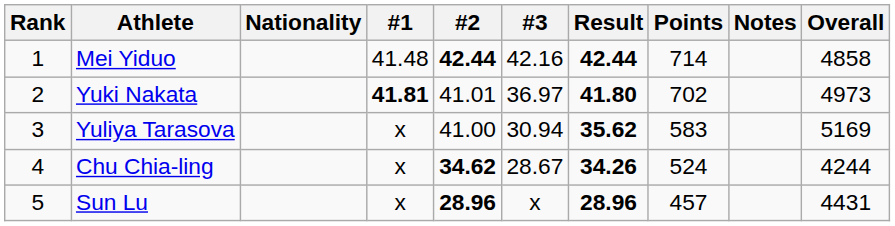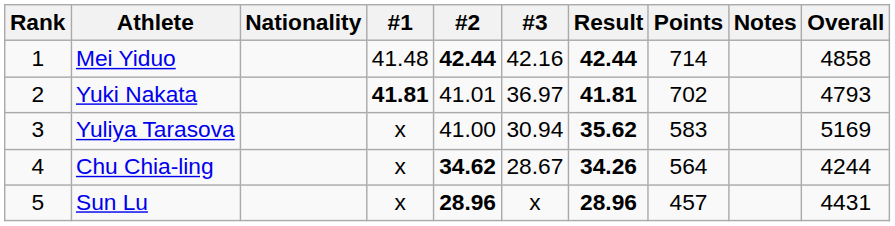(609, 94) 41.80 -> (609, 94) 41.81
(846, 94) 4973 -> (846, 94) 4793
(688, 166) 524 -> (688, 166) 564
